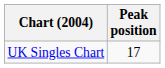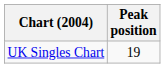(134, 52) 17 -> (134, 52) 19
